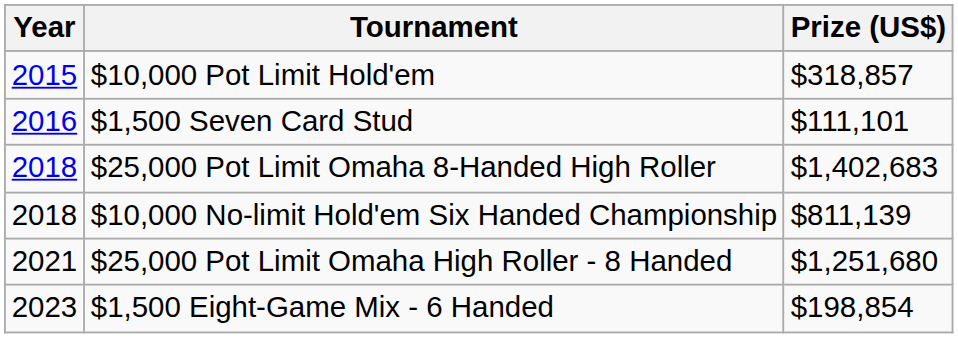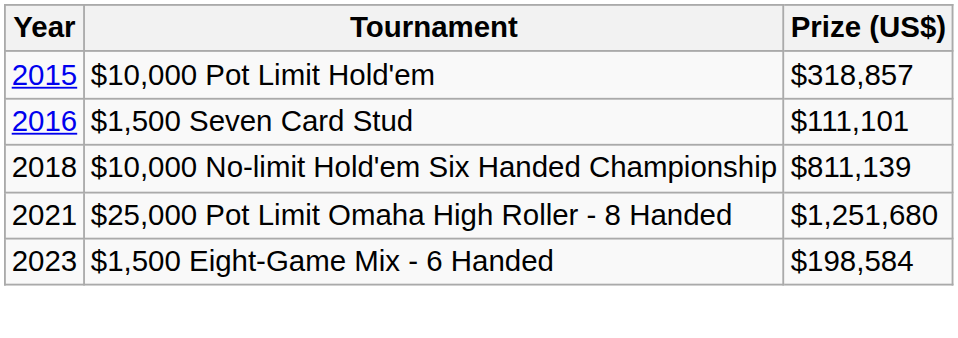- row: (403, 167)
(852, 307) $198,854 -> (852, 261) $198,584
